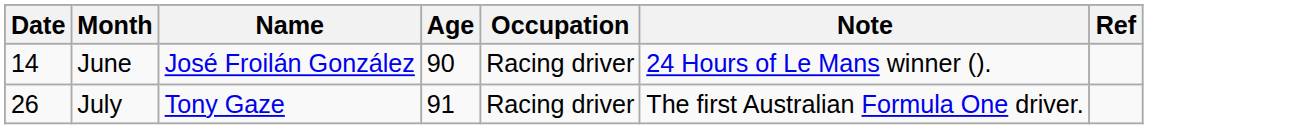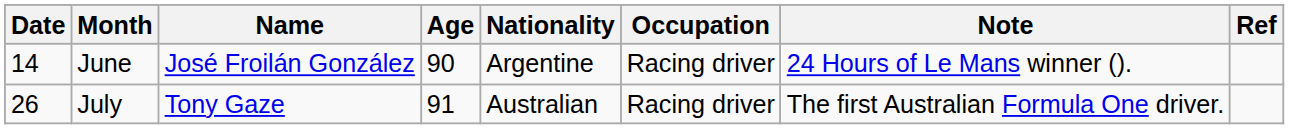+ column: (550, 24)
